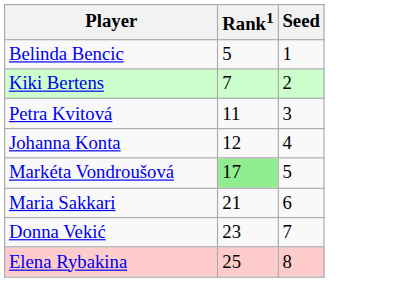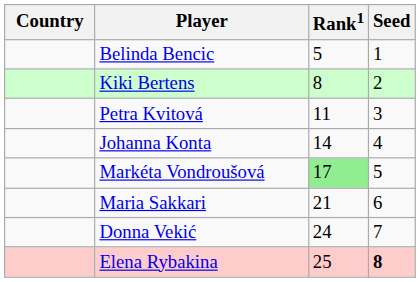+ column: (50, 21)
(227, 83) 7 -> (317, 83) 8
(232, 143) 12 -> (322, 143) 14
(232, 232) 23 -> (322, 232) 24
(287, 261) normal -> (378, 261) bold
